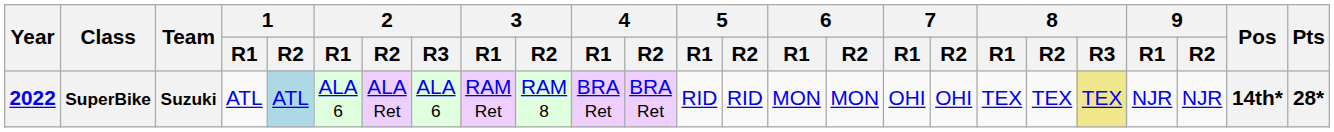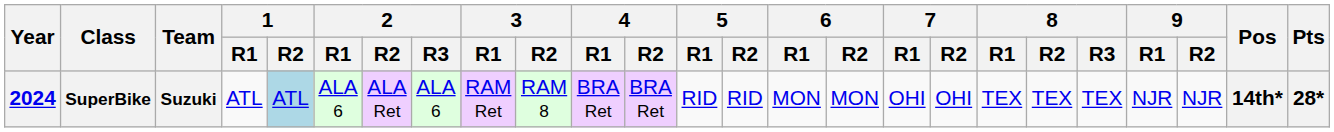(33, 98) 2022 -> (33, 98) 2024
(1102, 98) khaki background -> (1102, 98) no background
